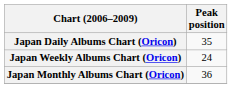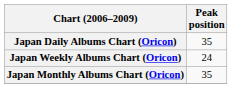(207, 74) 36 -> (207, 74) 35
